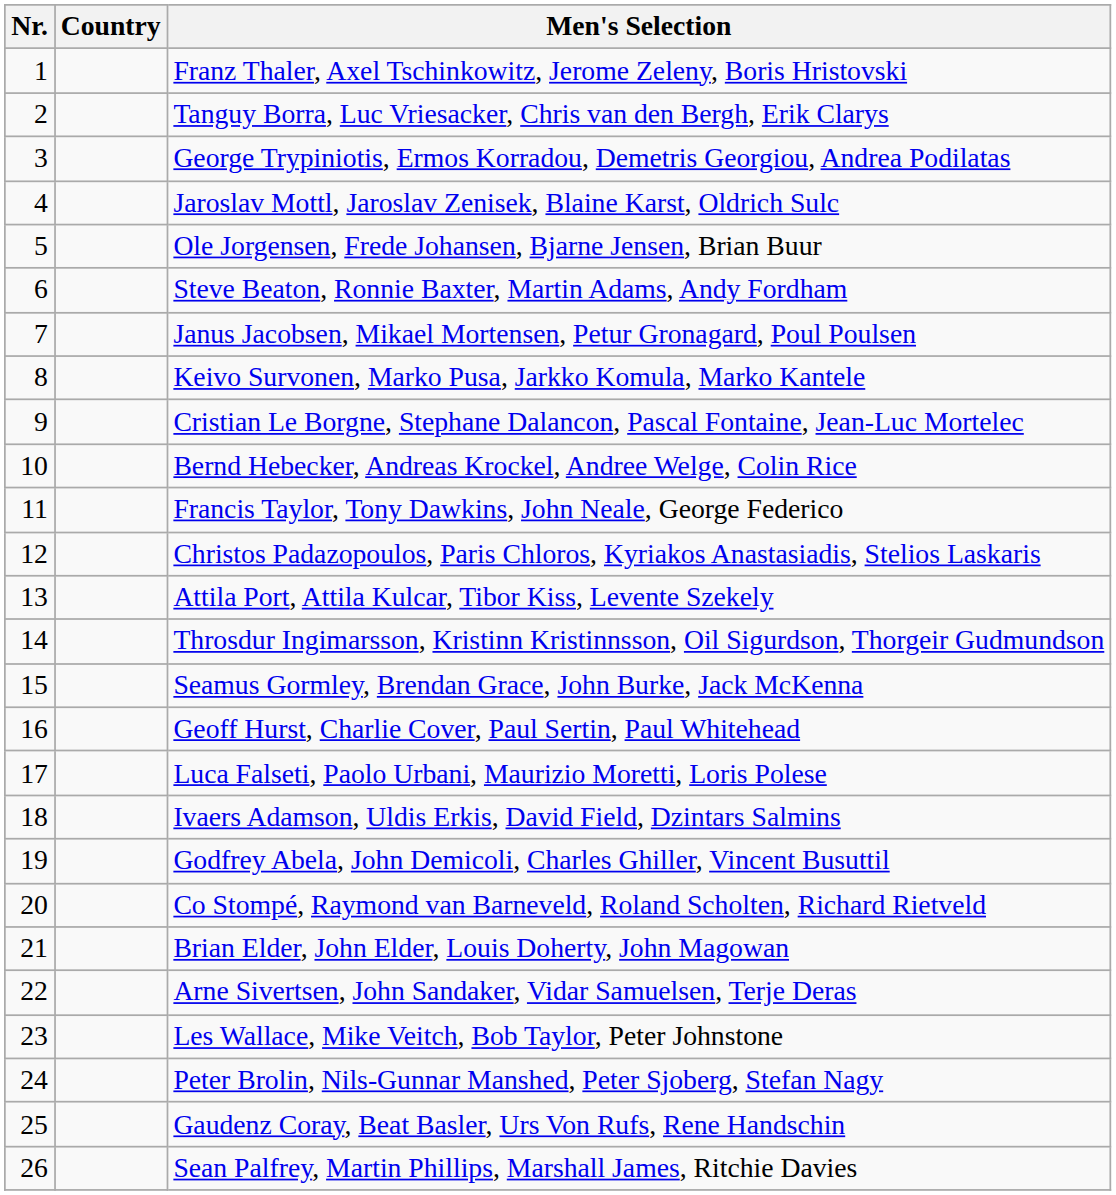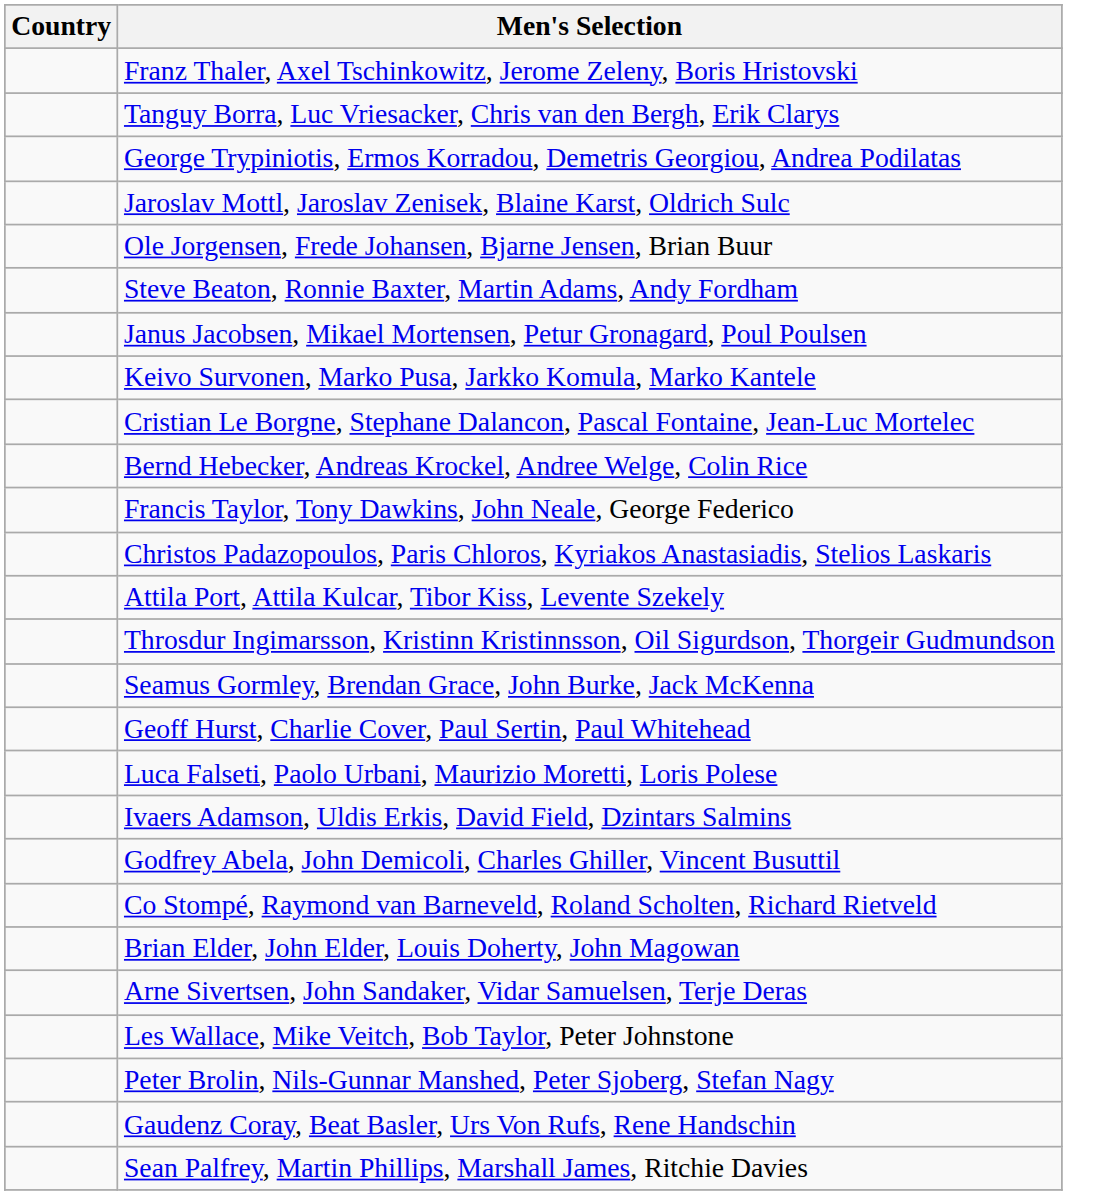- column: (30, 26)
